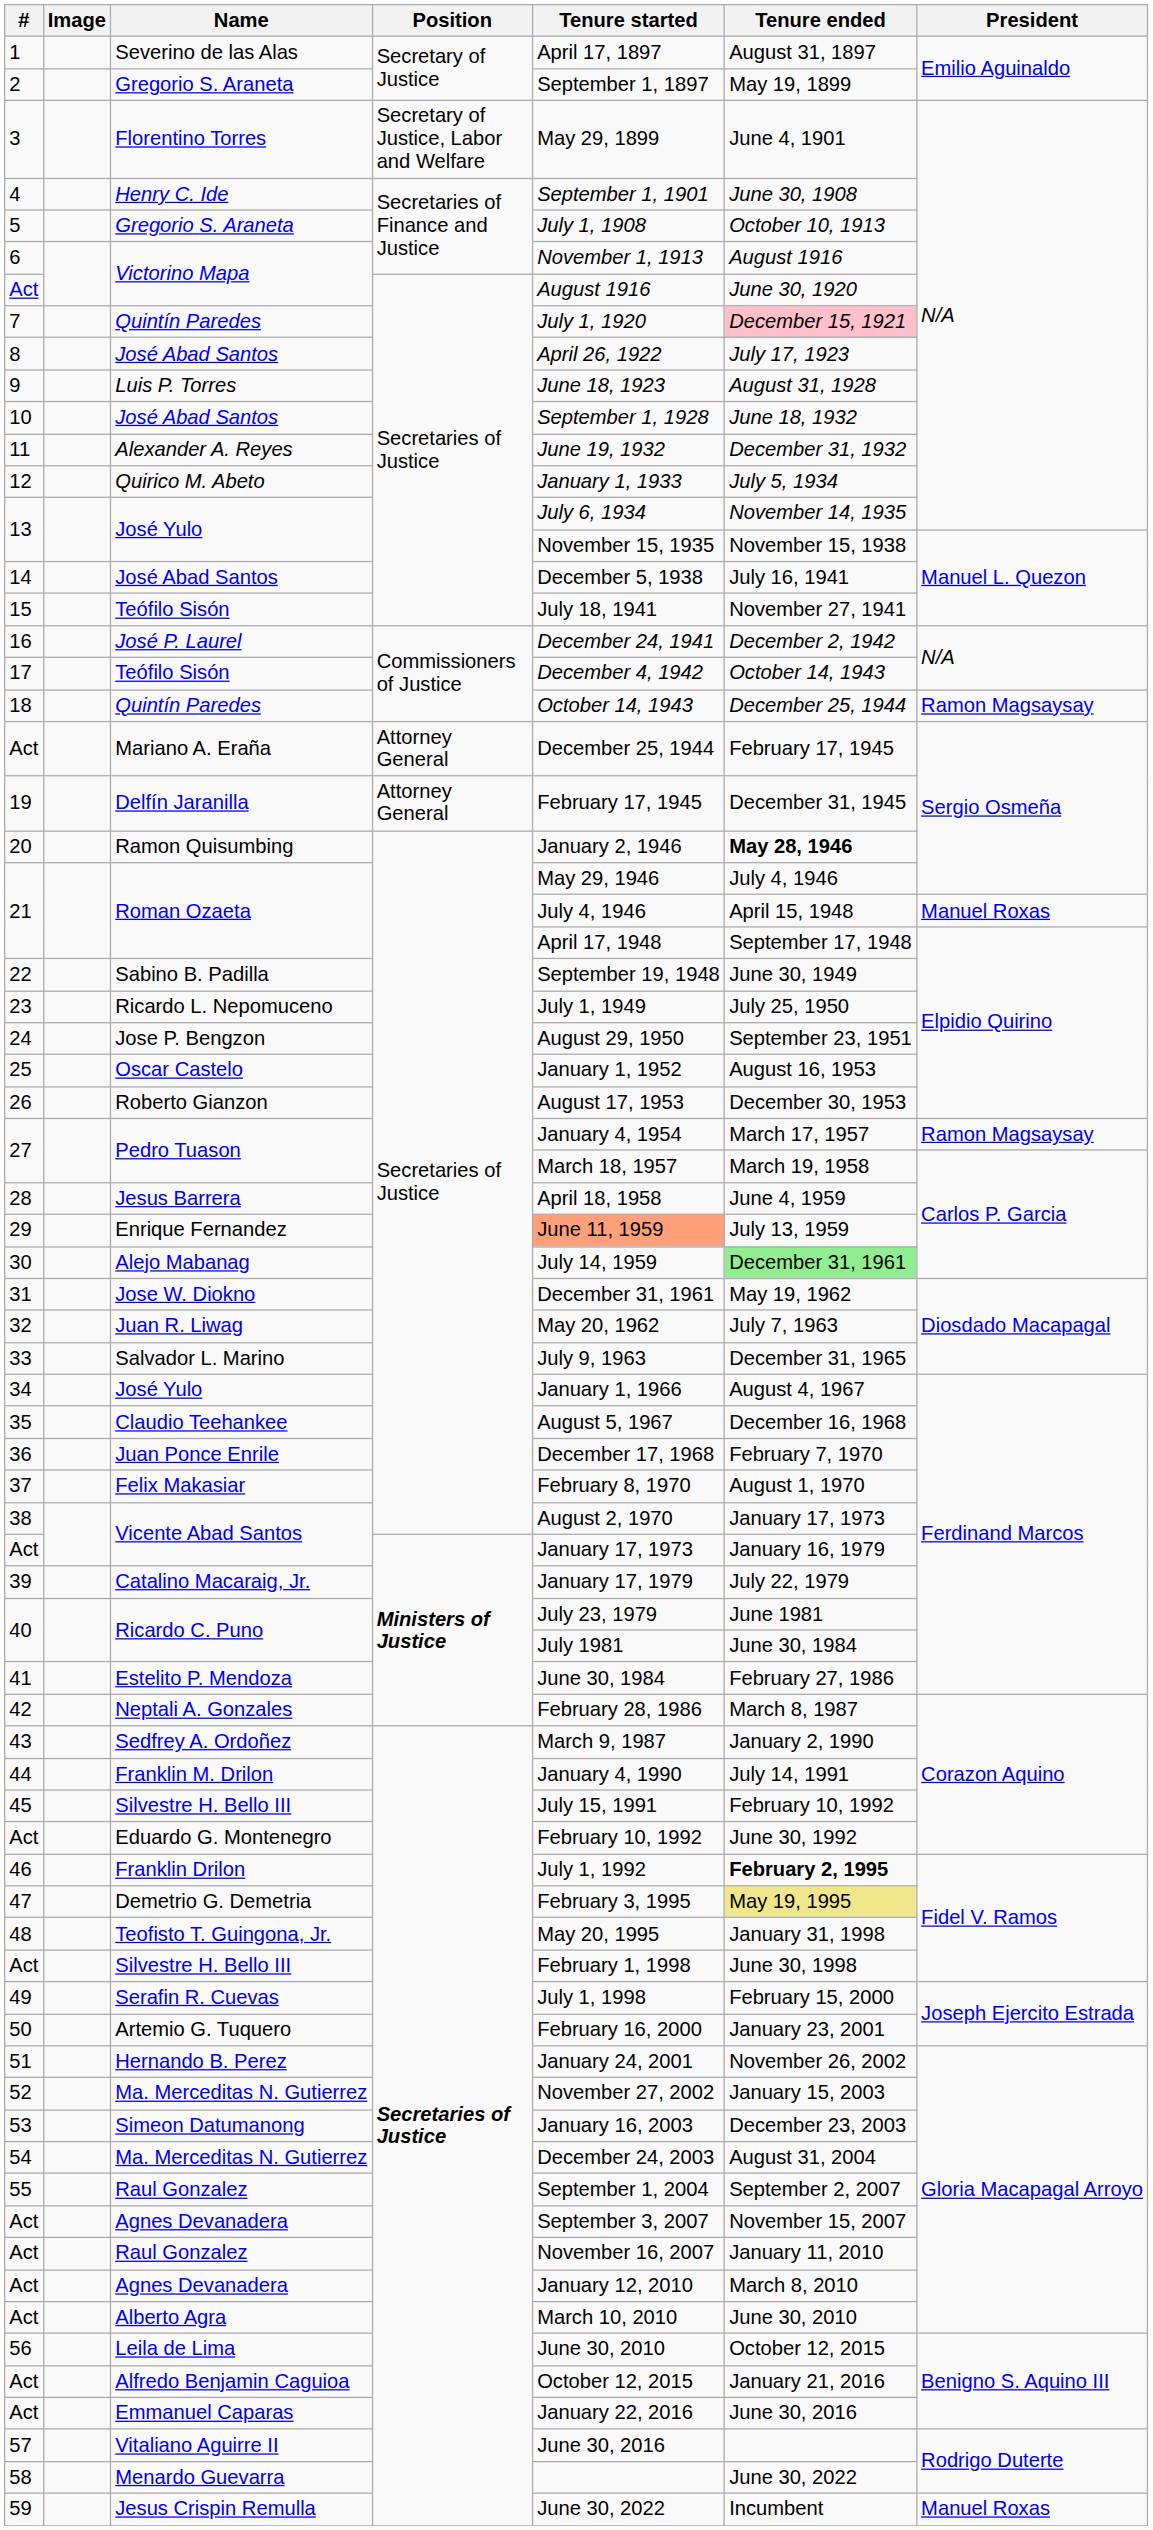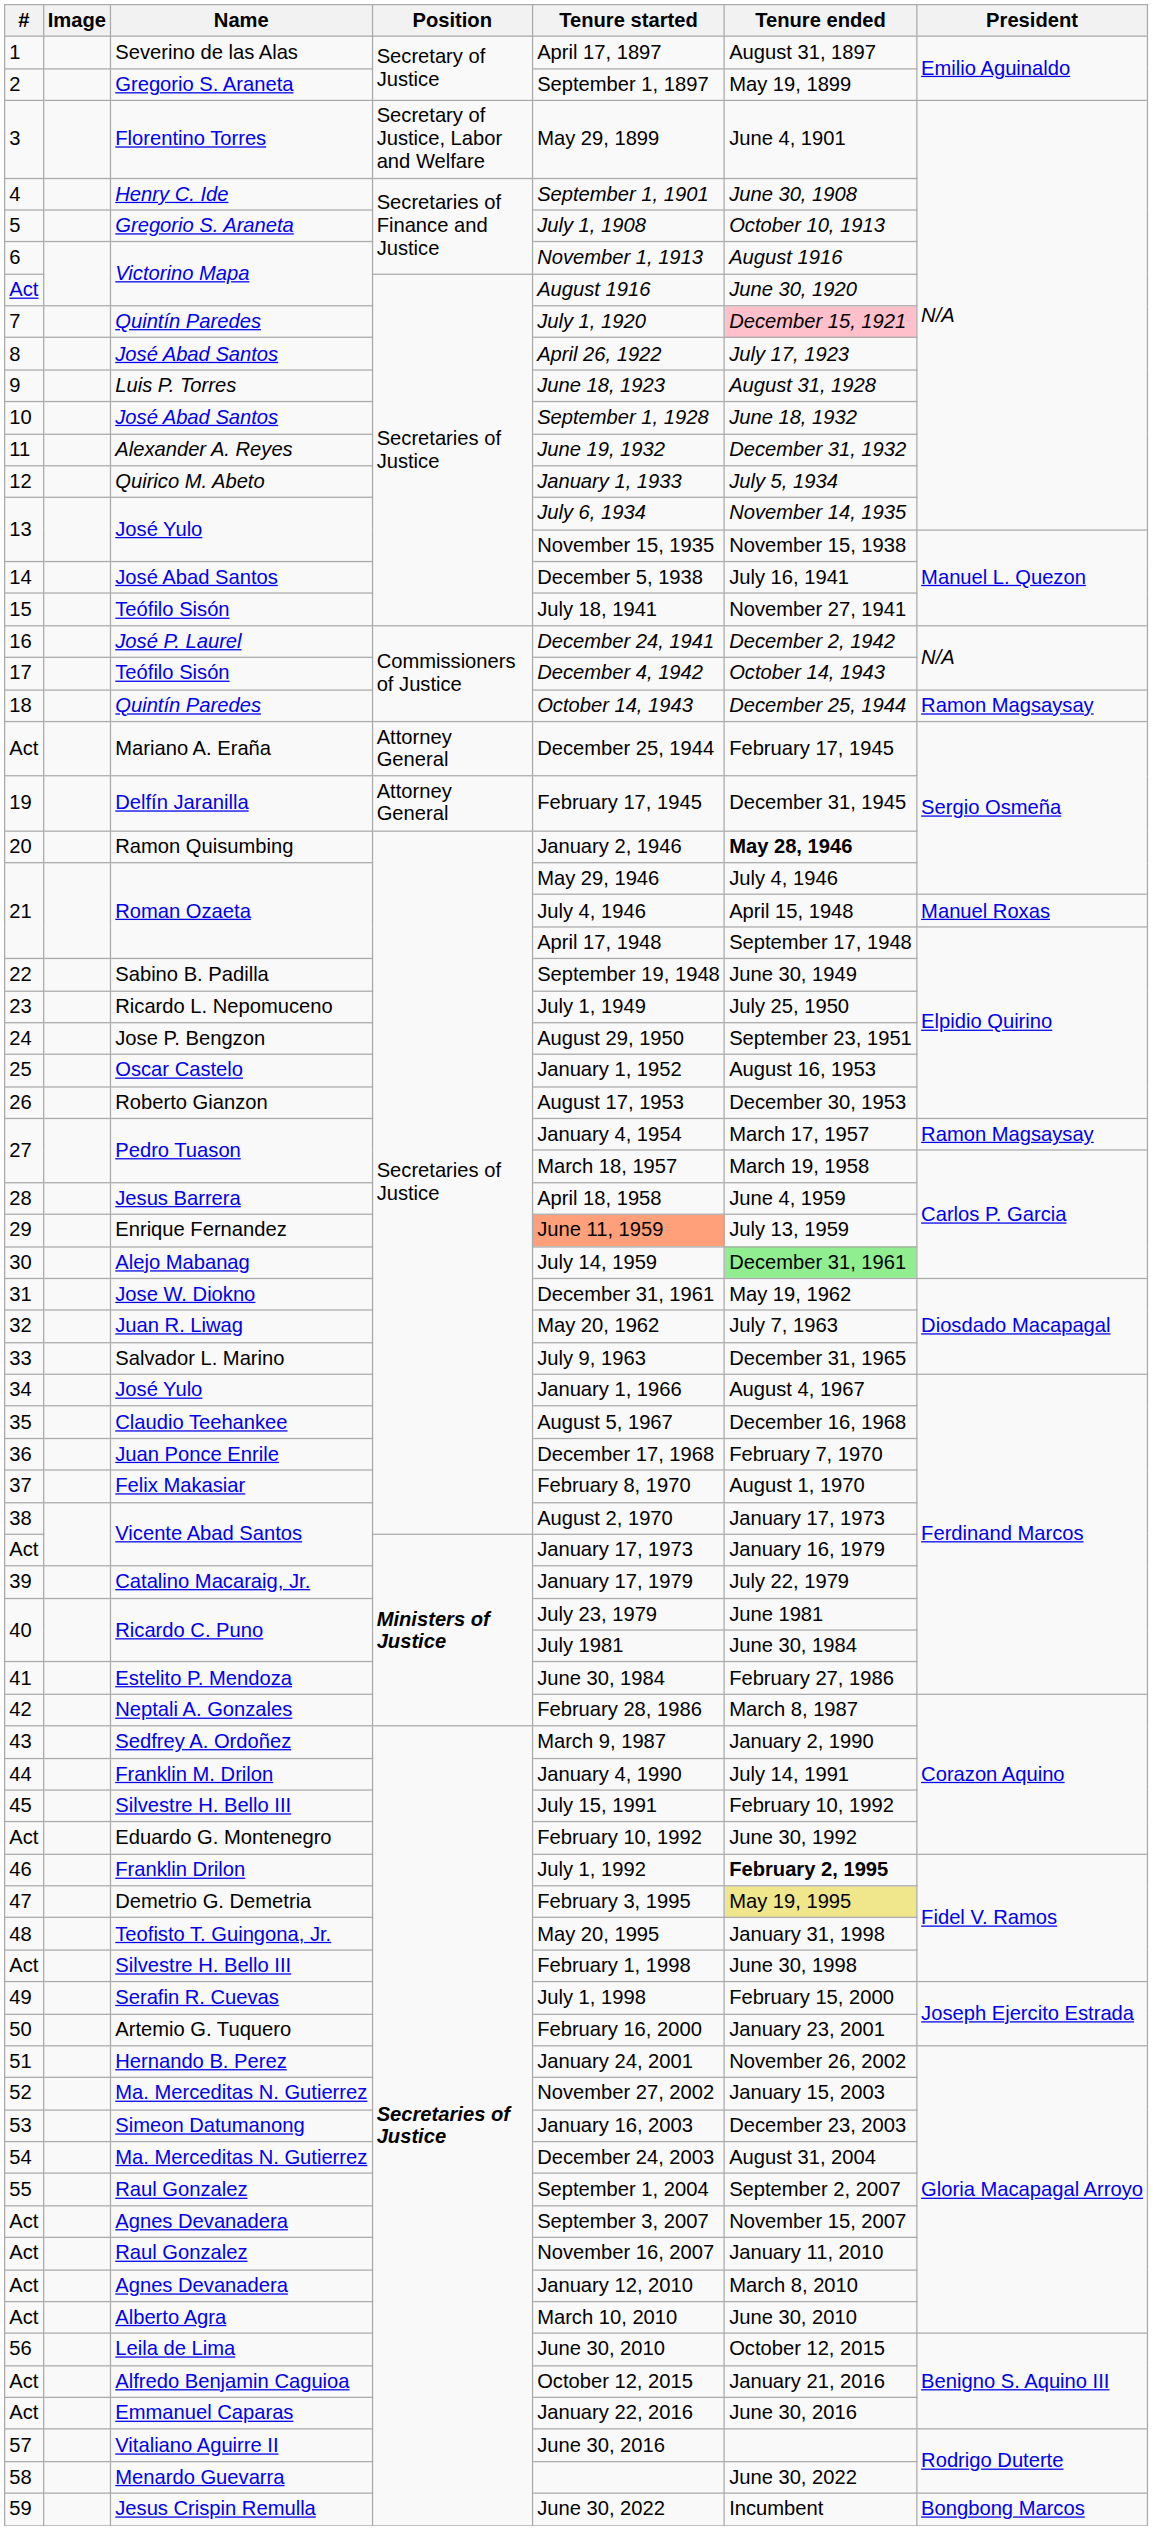(986, 2509) Manuel Roxas -> (1003, 2509) Bongbong Marcos
